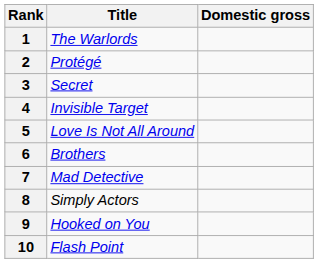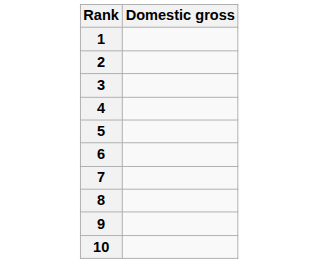- column: (122, 16)
